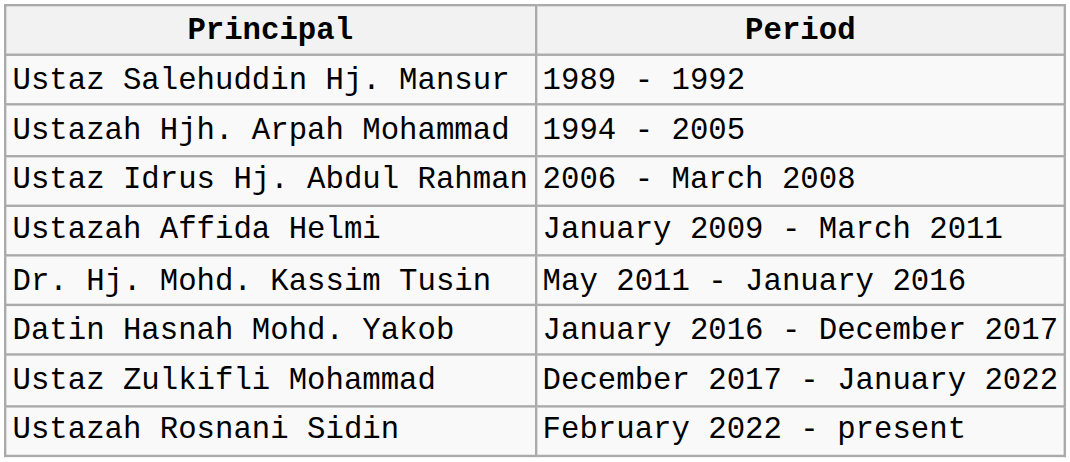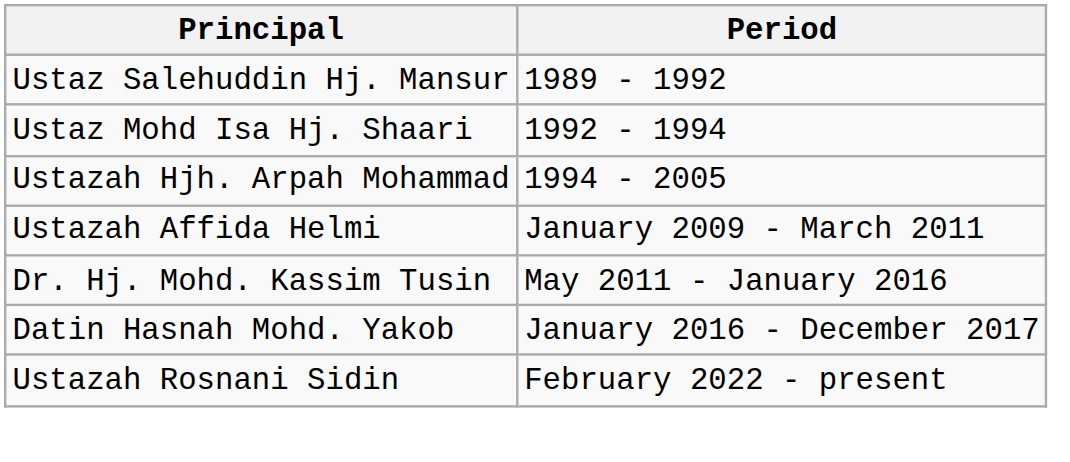+ row: (243, 130)
- row: (270, 180)
- row: (224, 380)
